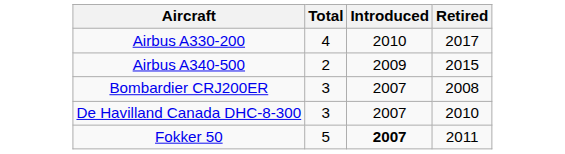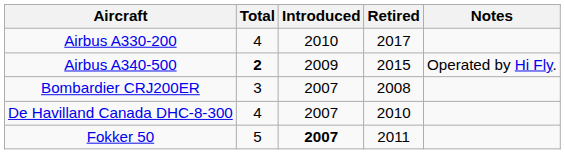+ column: (492, 16)
(326, 64) normal -> (257, 64) bold
(326, 112) 3 -> (257, 112) 4
